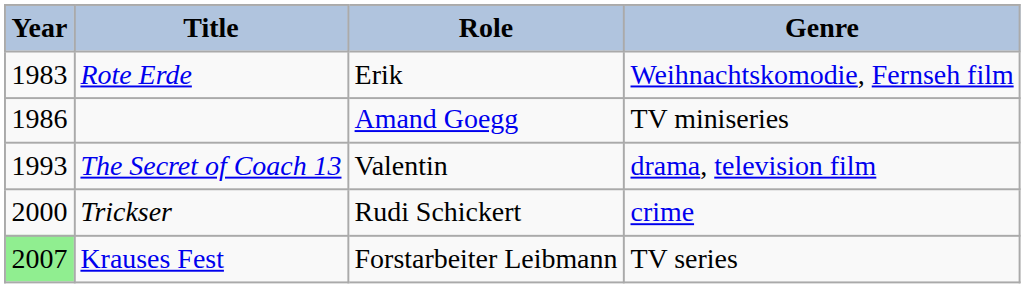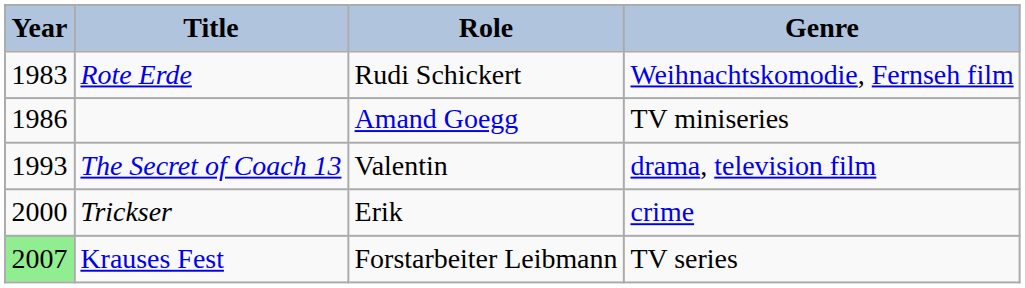(379, 74) Erik -> (438, 74) Rudi Schickert
(438, 212) Rudi Schickert -> (379, 212) Erik
